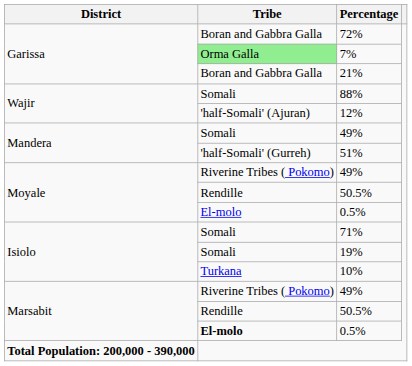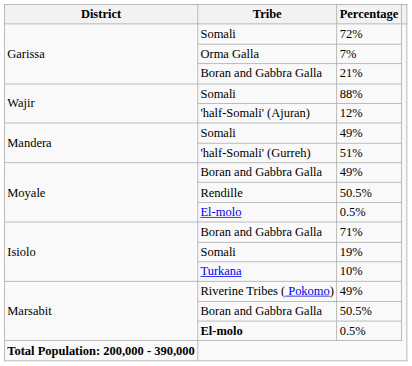(261, 34) Boran and Gabbra Galla -> (218, 34) Somali
(230, 53) lightgreen background -> (230, 53) no background
(267, 172) Riverine Tribes ( Pokomo) -> (261, 172) Boran and Gabbra Galla
(218, 232) Somali -> (261, 232) Boran and Gabbra Galla
(222, 311) Rendille -> (261, 311) Boran and Gabbra Galla
